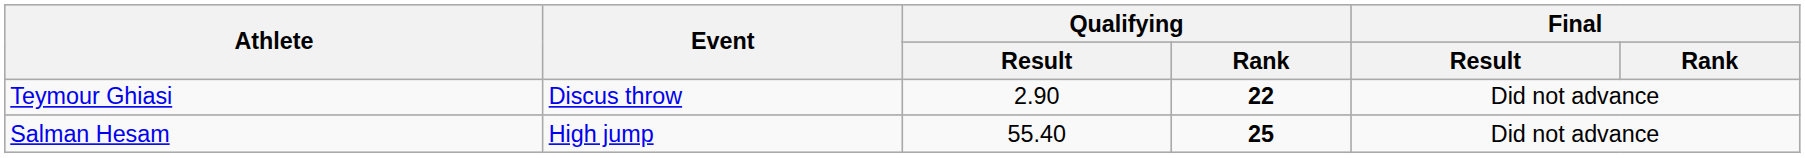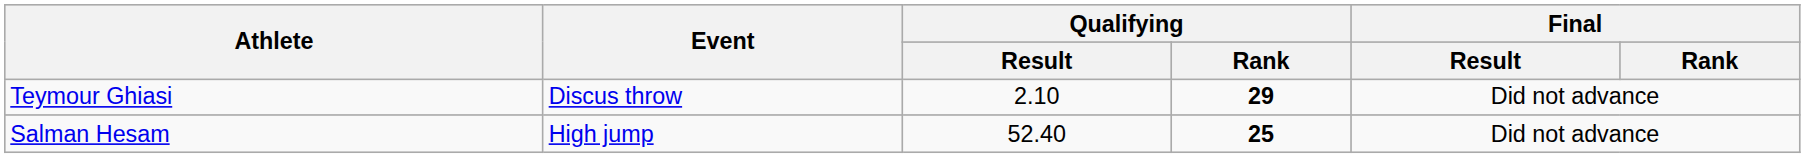(1037, 97) 2.90 -> (1037, 97) 2.10
(1261, 97) 22 -> (1261, 97) 29
(1037, 134) 55.40 -> (1037, 134) 52.40
